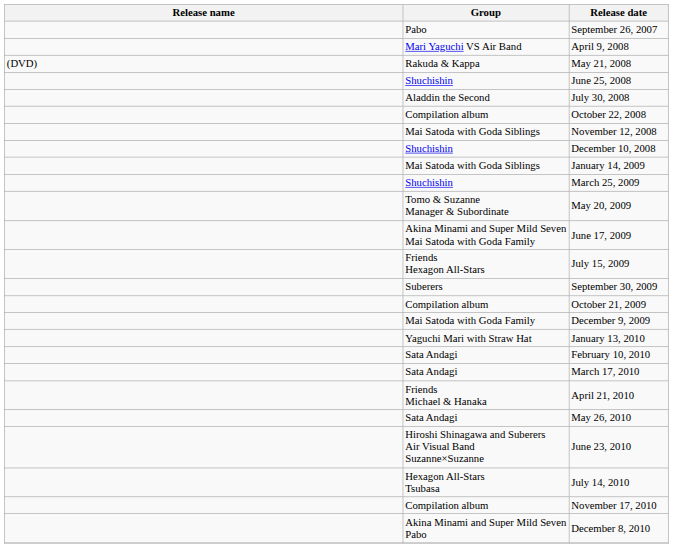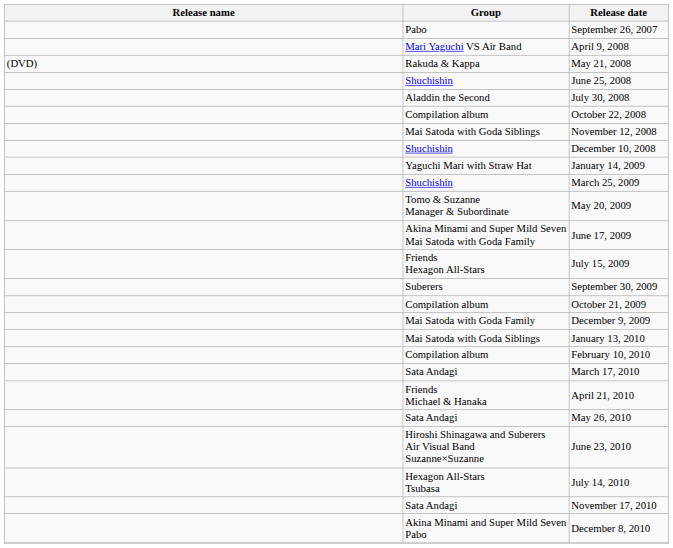(473, 166) Mai Satoda with Goda Siblings -> (468, 166) Yaguchi Mari with Straw Hat
(468, 338) Yaguchi Mari with Straw Hat -> (473, 338) Mai Satoda with Goda Siblings
(431, 355) Sata Andagi -> (447, 355) Compilation album
(447, 505) Compilation album -> (431, 505) Sata Andagi
